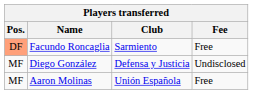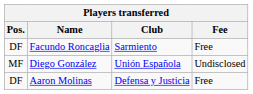(16, 47) lightsalmon background -> (16, 47) no background
(152, 64) Defensa y Justicia -> (148, 64) Unión Española
(16, 81) MF -> (16, 81) DF
(148, 81) Unión Española -> (152, 81) Defensa y Justicia
